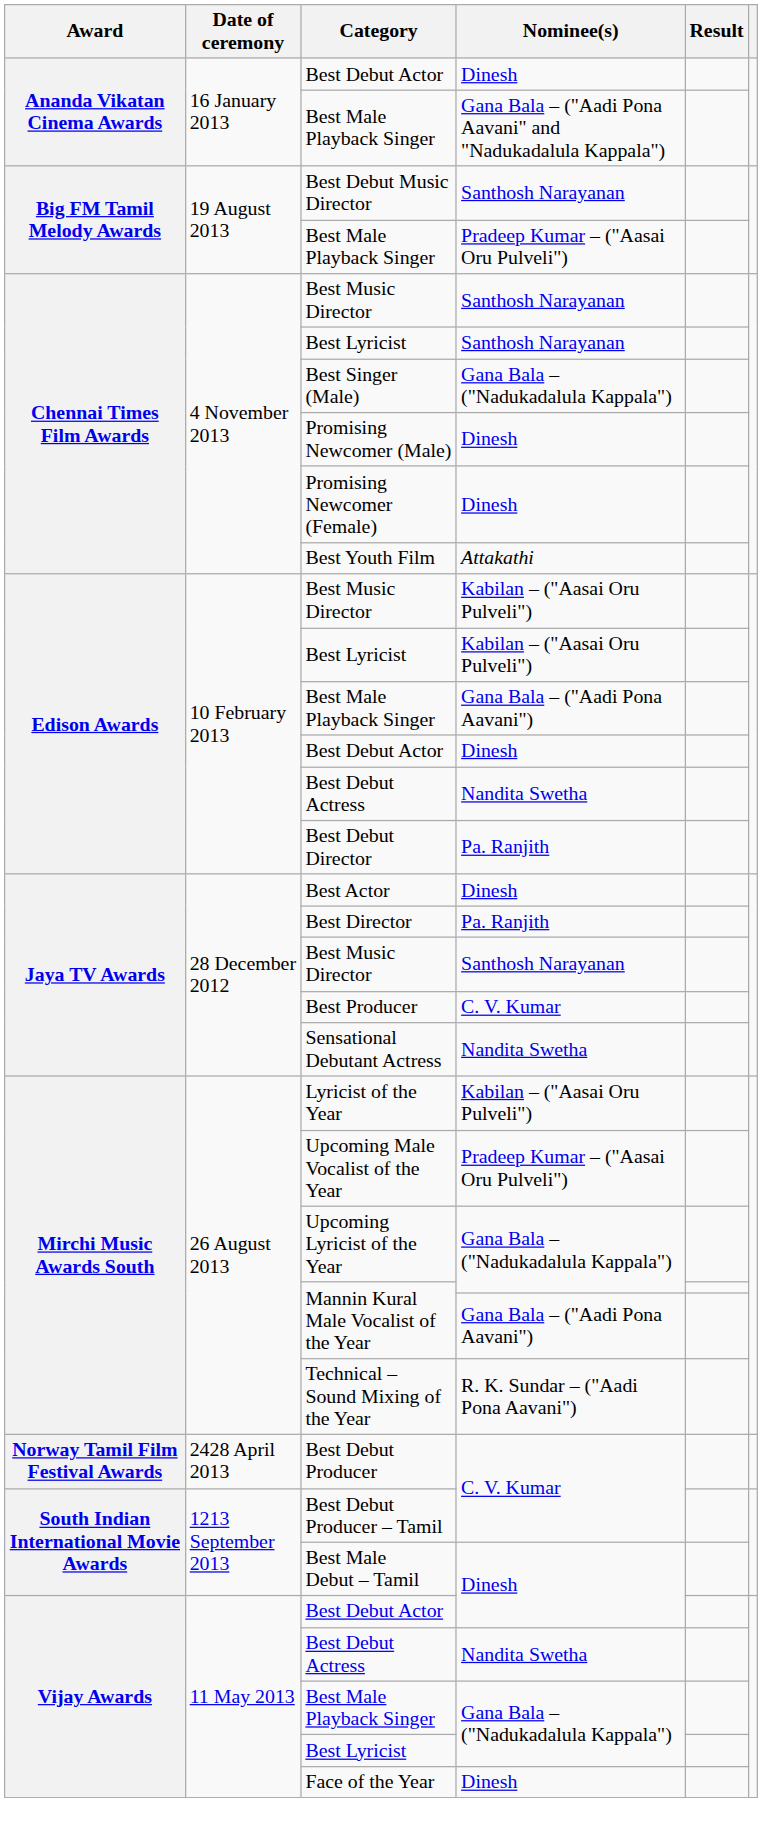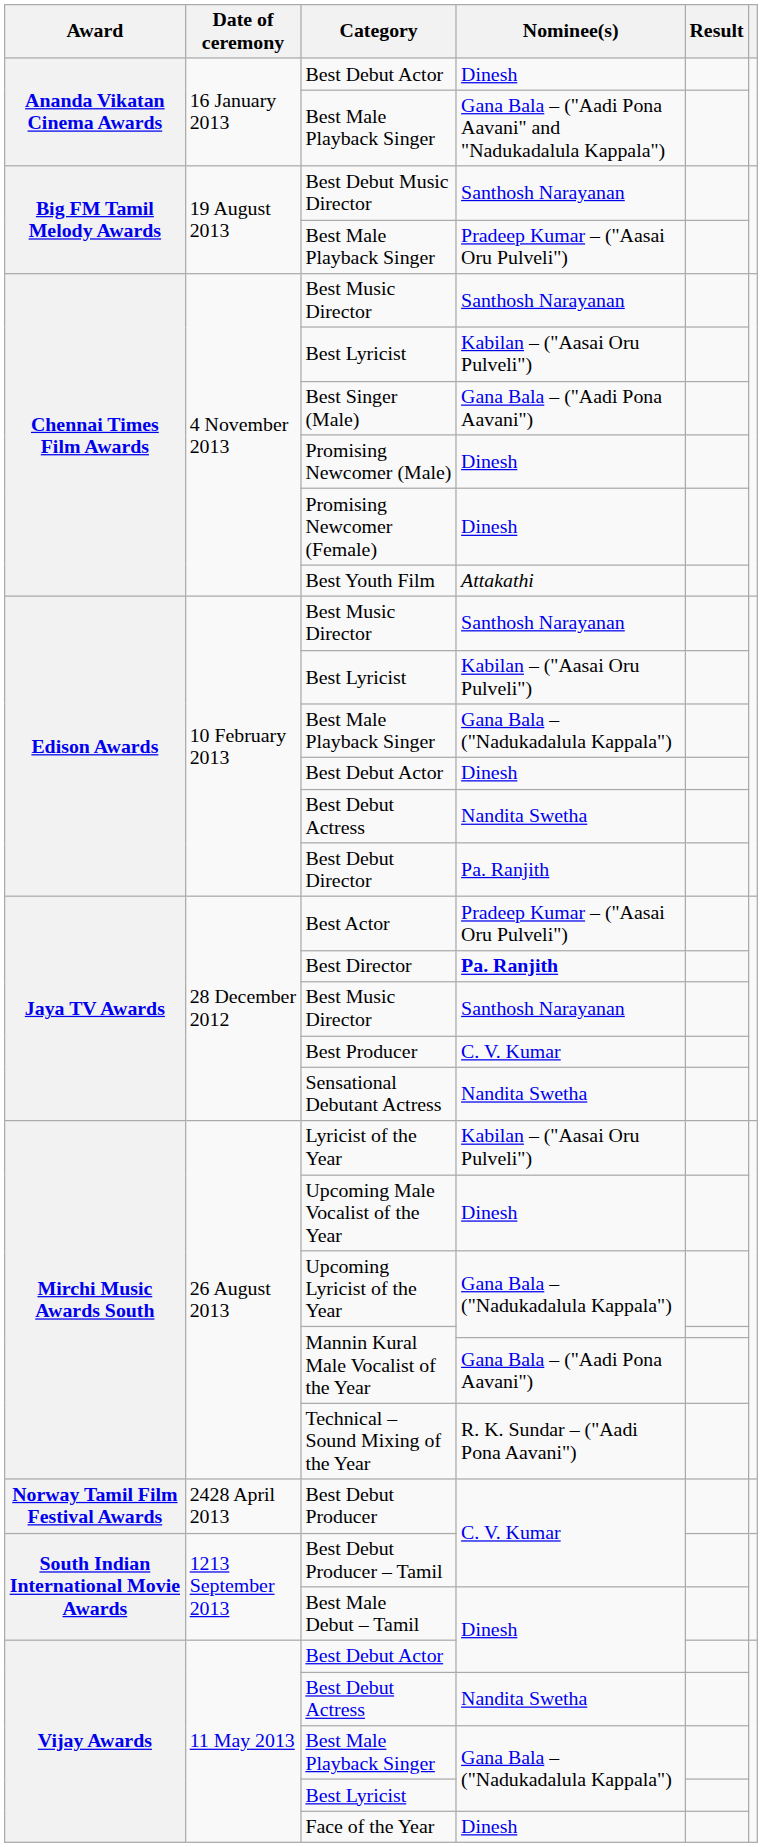(543, 342) Santhosh Narayanan -> (550, 354) Kabilan – ("Aasai Oru Pulveli")
(566, 385) Gana Bala – ("Nadukadalula Kappala") -> (562, 407) Gana Bala – ("Aadi Pona Aavani")
(550, 600) Kabilan – ("Aasai Oru Pulveli") -> (543, 623) Santhosh Narayanan
(562, 708) Gana Bala – ("Aadi Pona Aavani") -> (566, 730) Gana Bala – ("Nadukadalula Kappala")
(489, 889) Dinesh -> (563, 923) Pradeep Kumar – ("Aasai Oru Pulveli")
(505, 921) normal -> (510, 966) bold
(563, 1168) Pradeep Kumar – ("Aasai Oru Pulveli") -> (489, 1212) Dinesh
